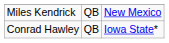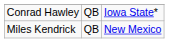rows swapped: (41, 12) <-> (43, 29)
